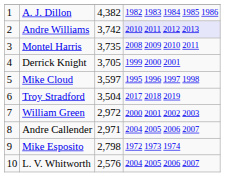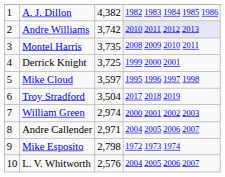(109, 63) 3,705 -> (109, 63) 3,725
(109, 113) 2,972 -> (109, 113) 2,974
